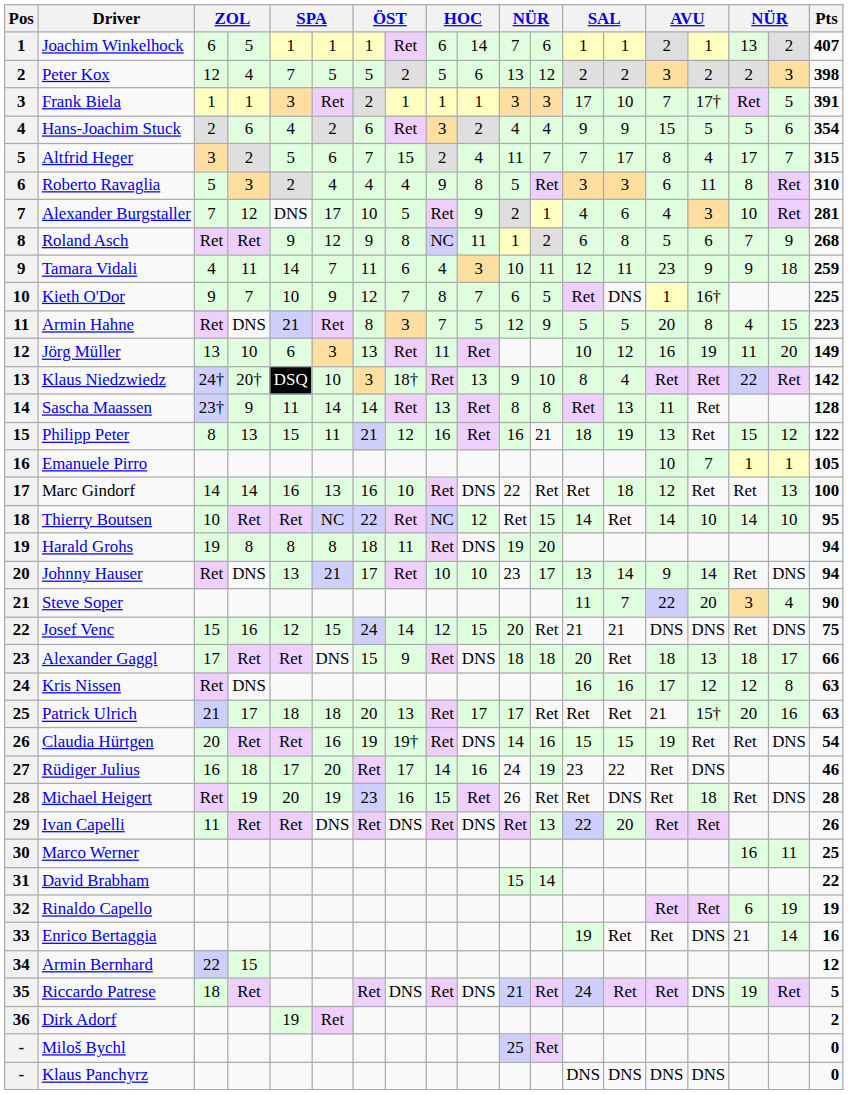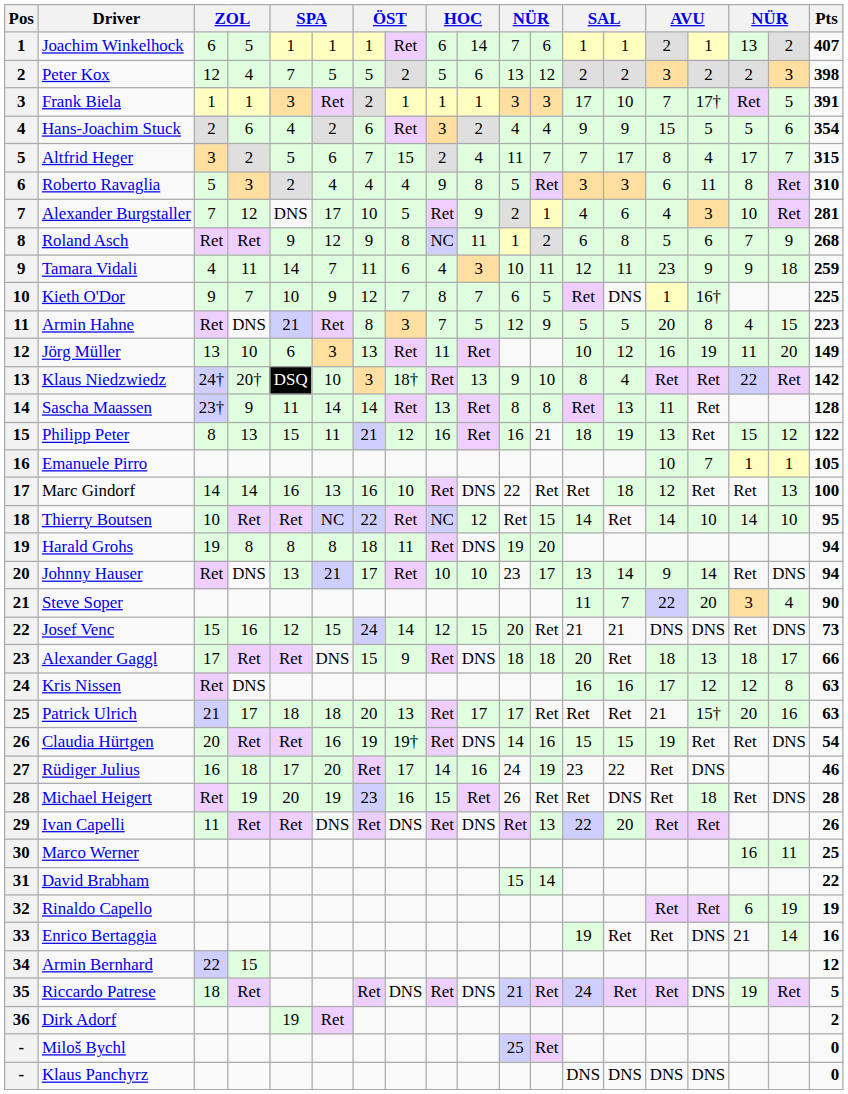(831, 630) 75 -> (831, 630) 73
